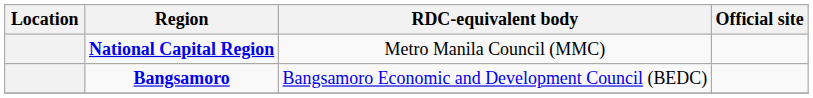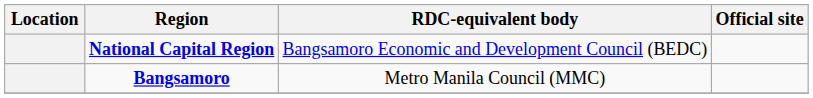(495, 49) Metro Manila Council (MMC) -> (495, 49) Bangsamoro Economic and Development Council (BEDC)
(495, 78) Bangsamoro Economic and Development Council (BEDC) -> (495, 78) Metro Manila Council (MMC)
